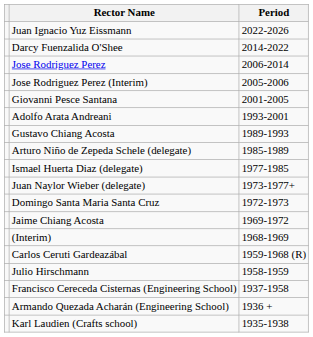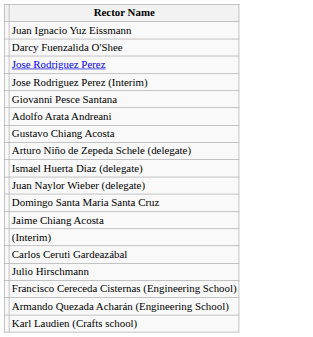- column: (274, 13)
